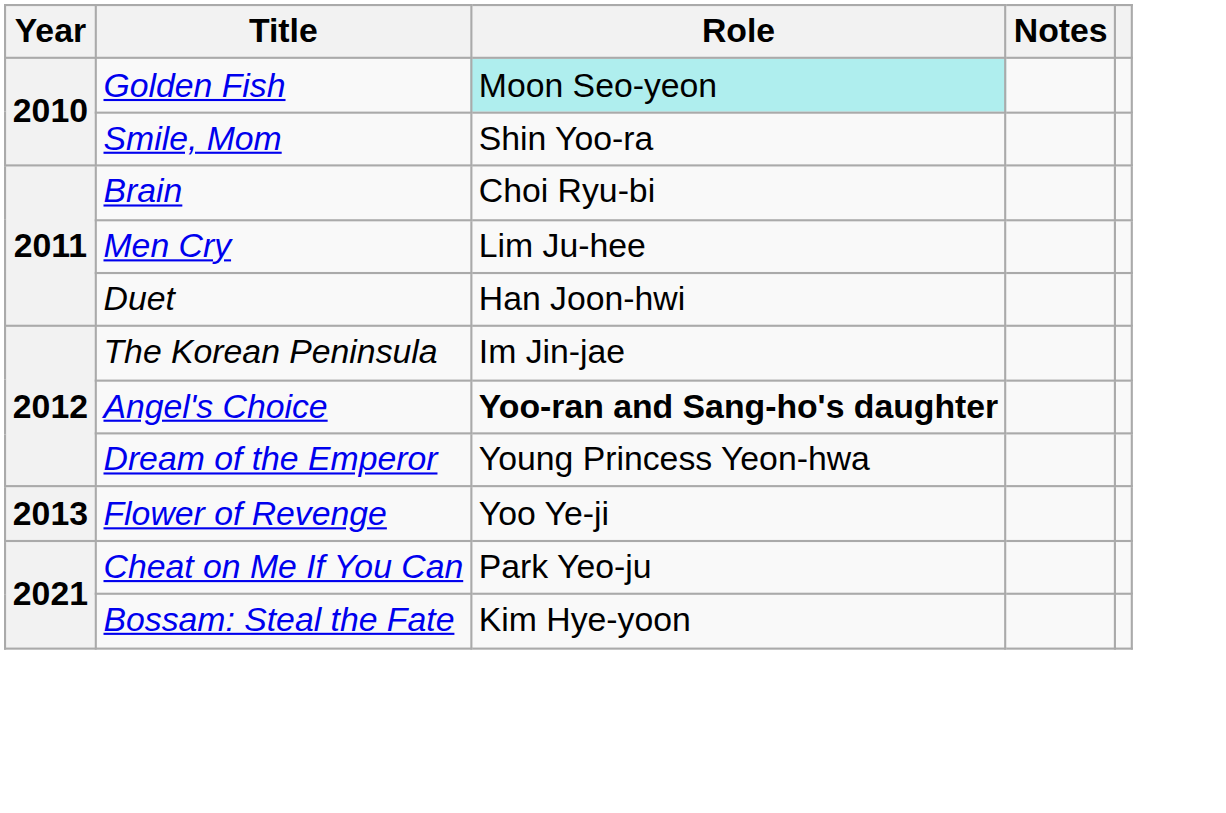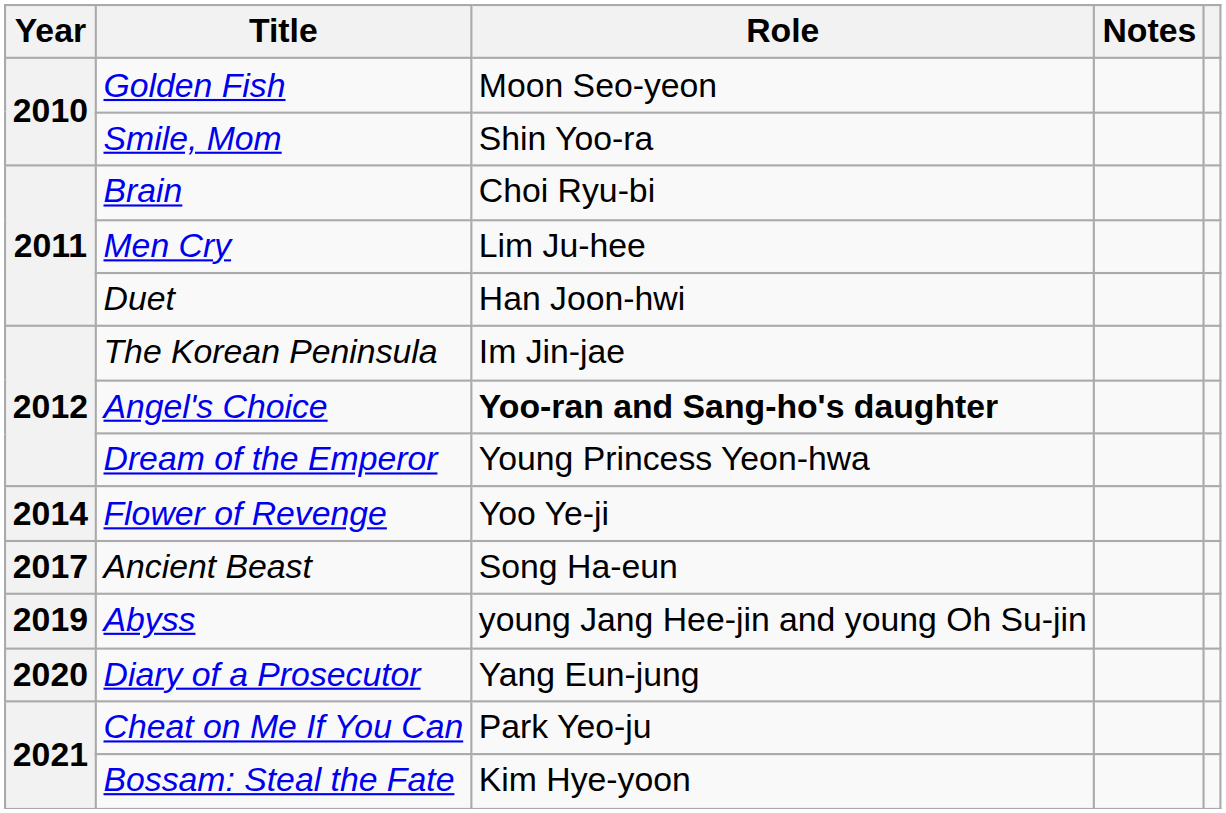(598, 84) paleturquoise background -> (598, 84) no background
(50, 513) 2013 -> (50, 513) 2014
+ row: (208, 566)
+ row: (149, 620)
+ row: (262, 673)
